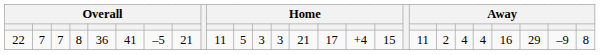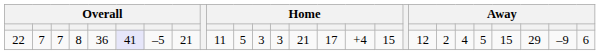(130, 39) no background -> (130, 39) lavender background
(423, 39) 11 -> (423, 39) 12
(483, 39) 4 -> (483, 39) 5
(506, 39) 16 -> (506, 39) 15
(586, 39) 8 -> (586, 39) 6
